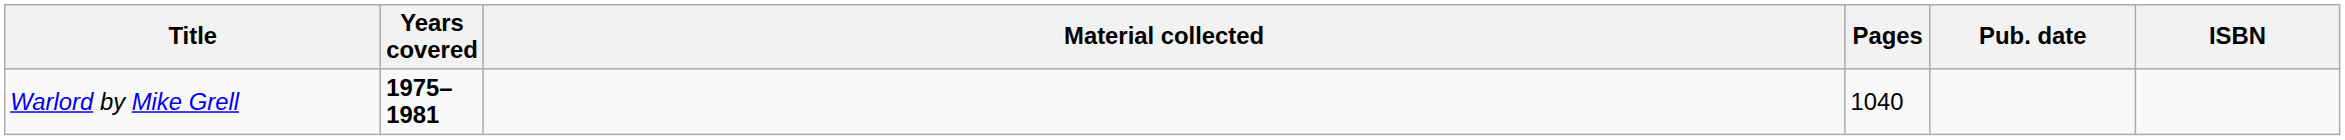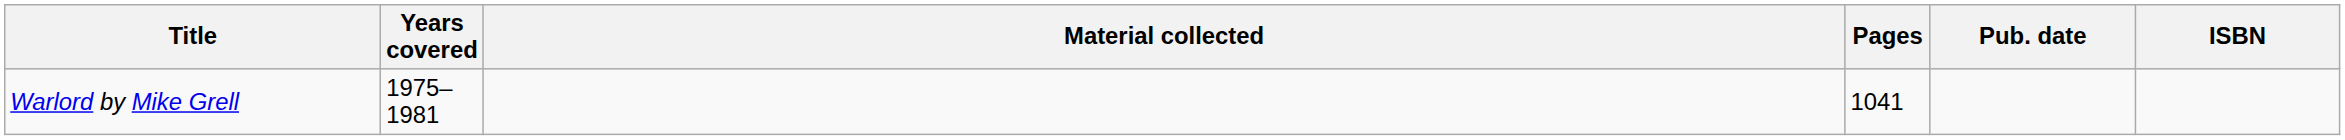(419, 101) bold -> (419, 101) normal
(1877, 101) 1040 -> (1877, 101) 1041
